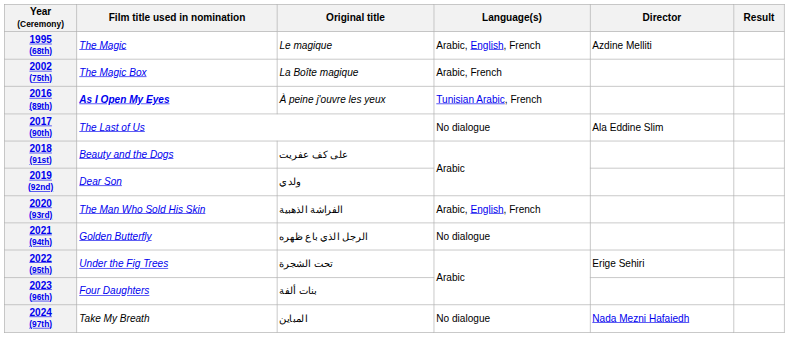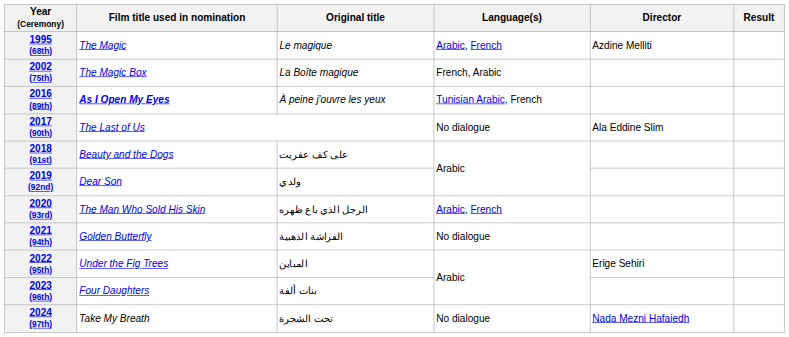(488, 45) Arabic, English, French -> (469, 45) Arabic, French
(469, 72) Arabic, French -> (469, 72) French, Arabic
(311, 209) الفراشة الذهبية -> (323, 209) الرجل الذي باع ظهره
(488, 209) Arabic, English, French -> (469, 209) Arabic, French
(323, 237) الرجل الذي باع ظهره -> (311, 237) الفراشة الذهبية
(306, 264) تحت الشجرة -> (293, 264) المباين
(293, 319) المباين -> (306, 319) تحت الشجرة
